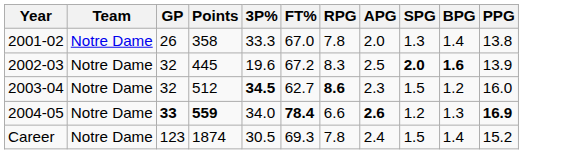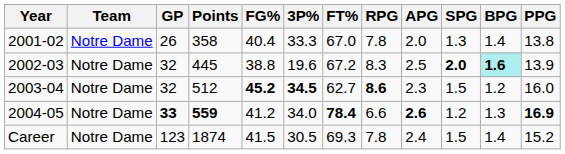+ column: (263, 16)
(453, 64) no background -> (495, 64) paleturquoise background
